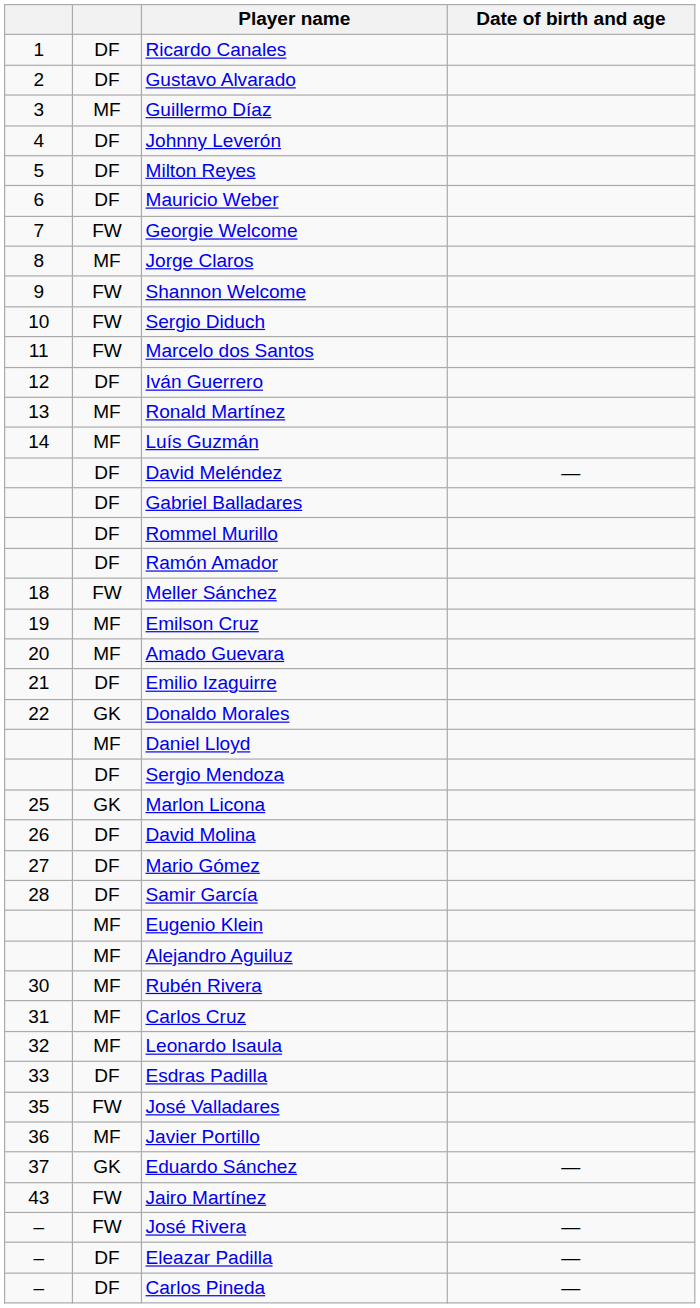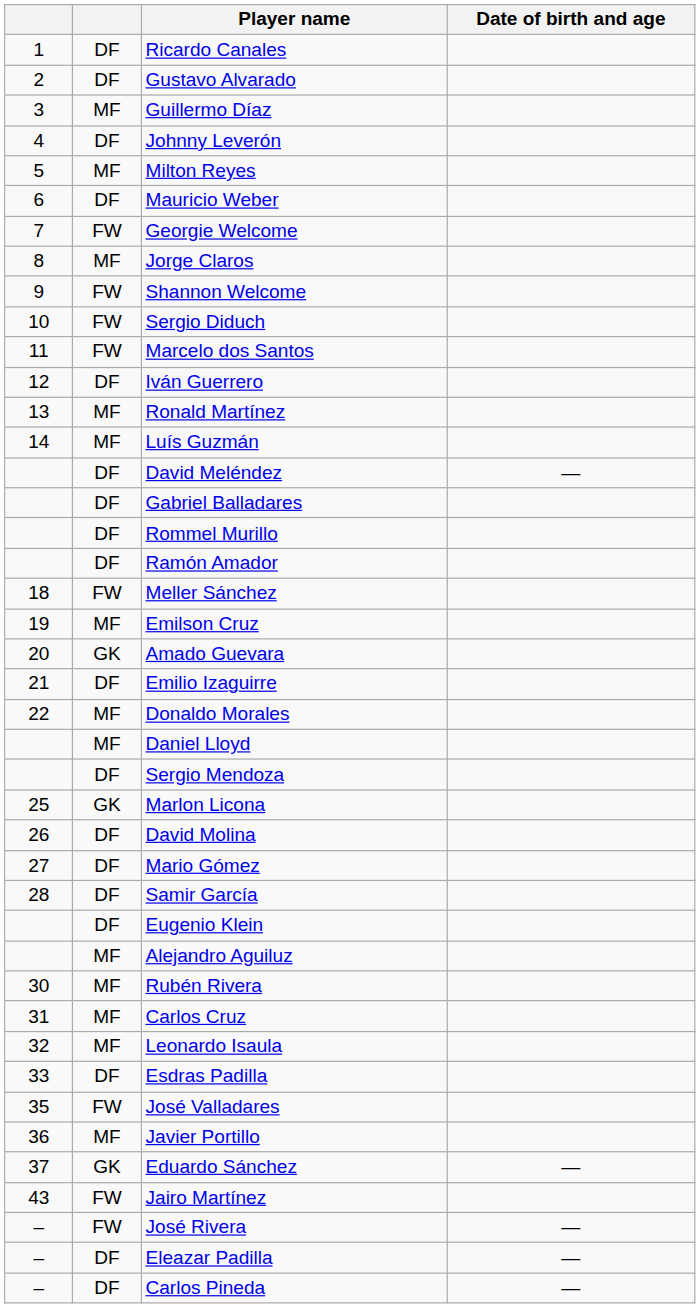(107, 170) DF -> (107, 170) MF
(107, 653) MF -> (107, 653) GK
(107, 714) GK -> (107, 714) MF
(107, 925) MF -> (107, 925) DF
